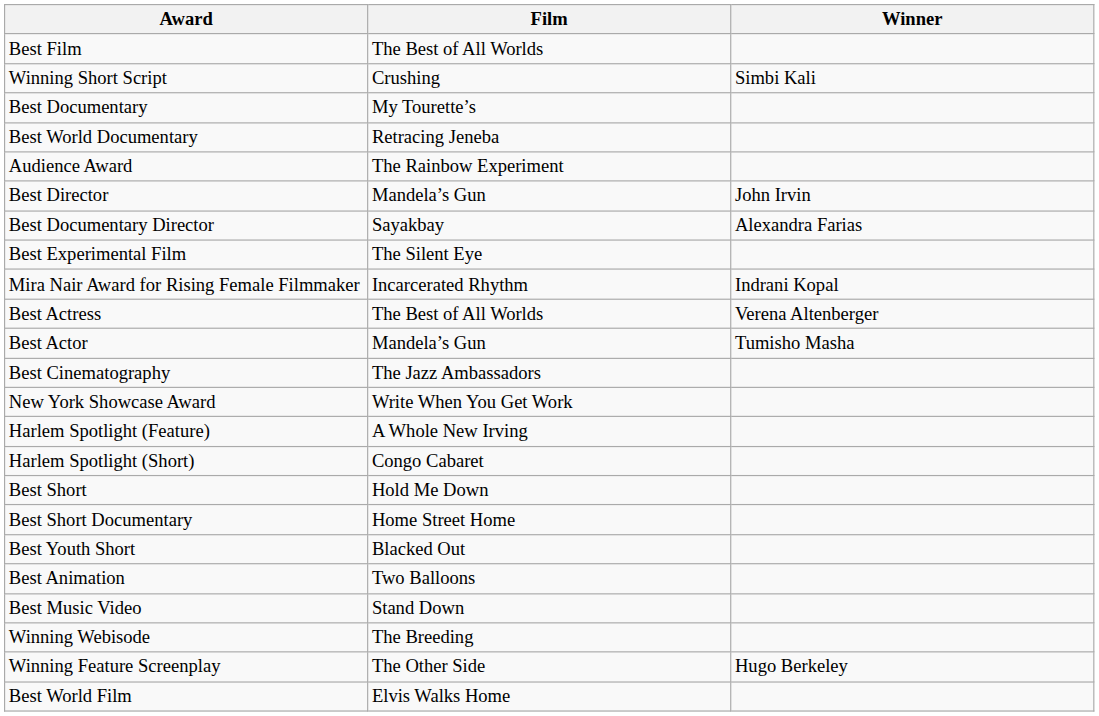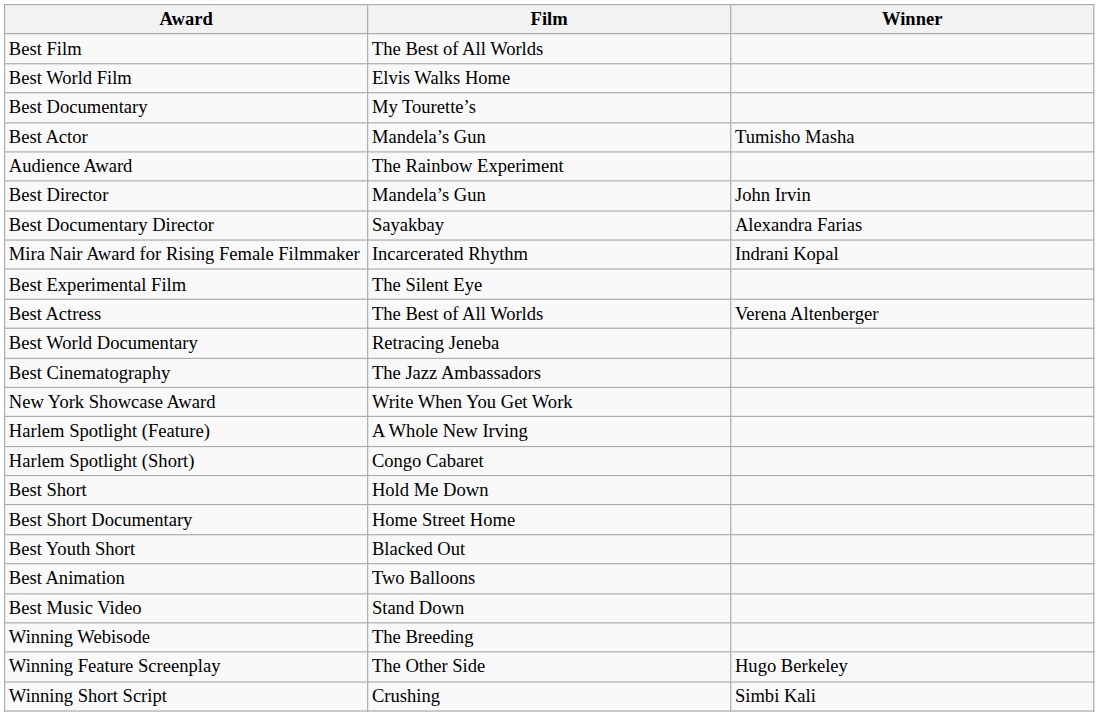rows swapped: (70, 696) <-> (88, 78)
rows swapped: (103, 136) <-> (48, 343)
rows swapped: (184, 284) <-> (98, 254)
